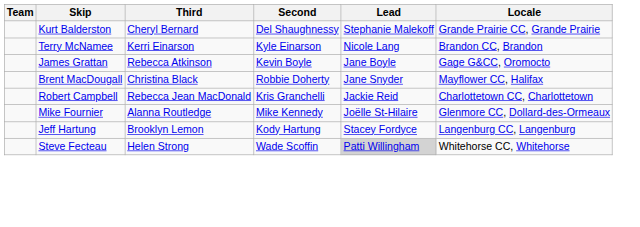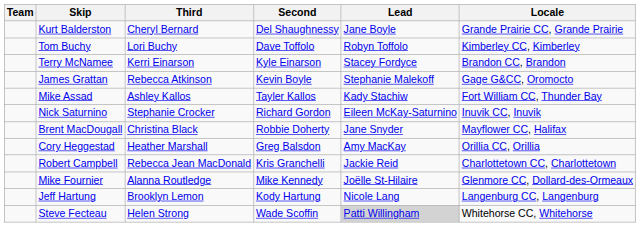(389, 29) Stephanie Malekoff -> (370, 29) Jane Boyle
+ row: (65, 46)
(371, 46) Nicole Lang -> (380, 63) Stacey Fordyce
(370, 63) Jane Boyle -> (389, 79) Stephanie Malekoff
+ row: (65, 96)
+ row: (73, 113)
+ row: (77, 146)
(380, 130) Stacey Fordyce -> (371, 197) Nicole Lang
